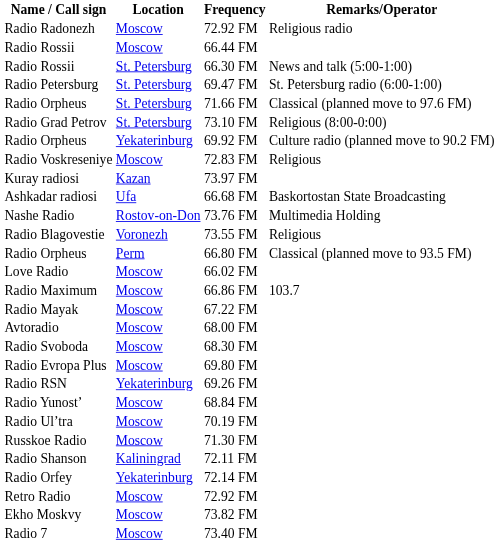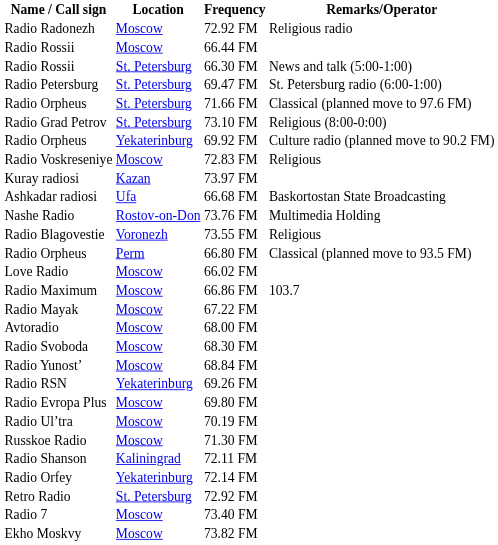rows swapped: (43, 402) <-> (56, 365)
(139, 496) Moscow -> (154, 496) St. Petersburg
rows swapped: (26, 533) <-> (43, 515)
